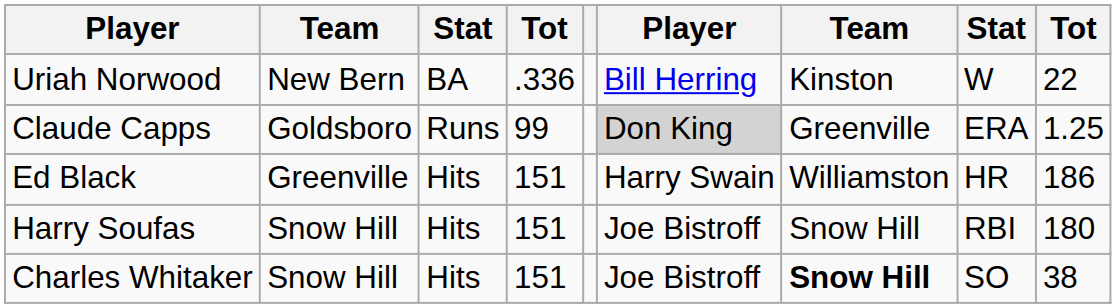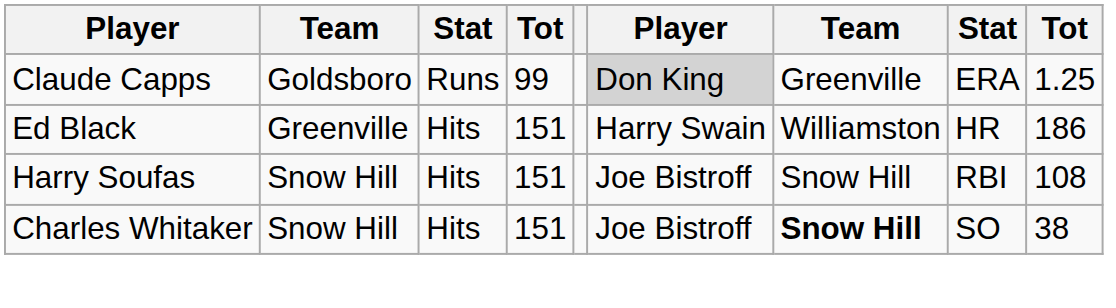- row: (117, 79)
(1069, 228) 180 -> (1060, 178) 108
